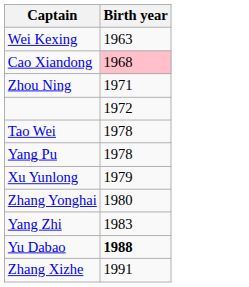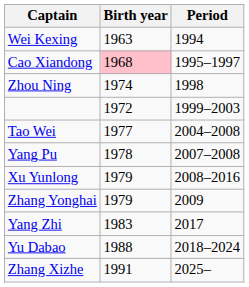+ column: (207, 16)
(118, 85) 1971 -> (118, 85) 1974
(118, 131) 1978 -> (118, 131) 1977
(118, 200) 1980 -> (118, 200) 1979
(118, 246) bold -> (118, 246) normal
